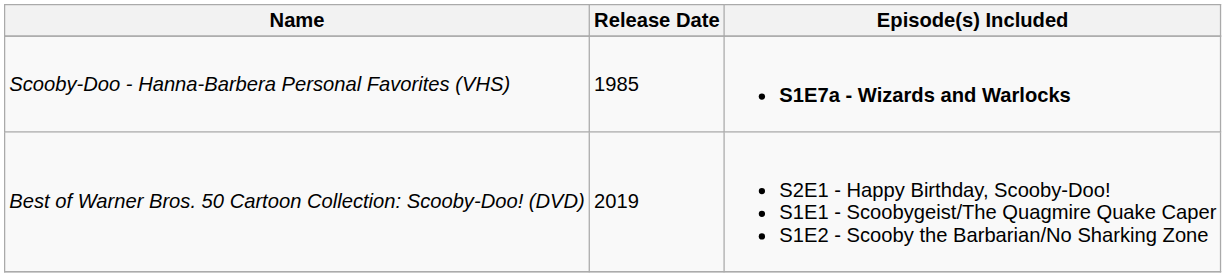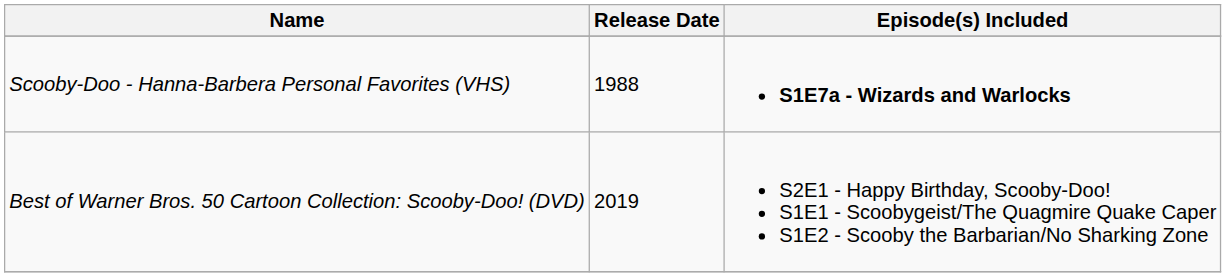(617, 83) 1985 -> (617, 83) 1988
